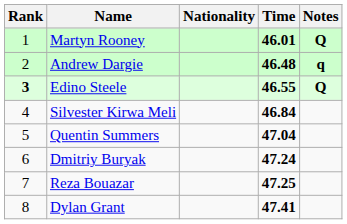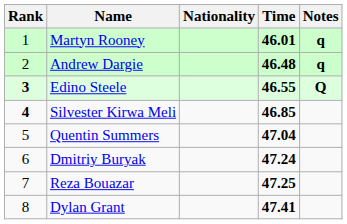(321, 40) Q -> (321, 40) q
(25, 111) normal -> (25, 111) bold
(279, 111) 46.84 -> (279, 111) 46.85
